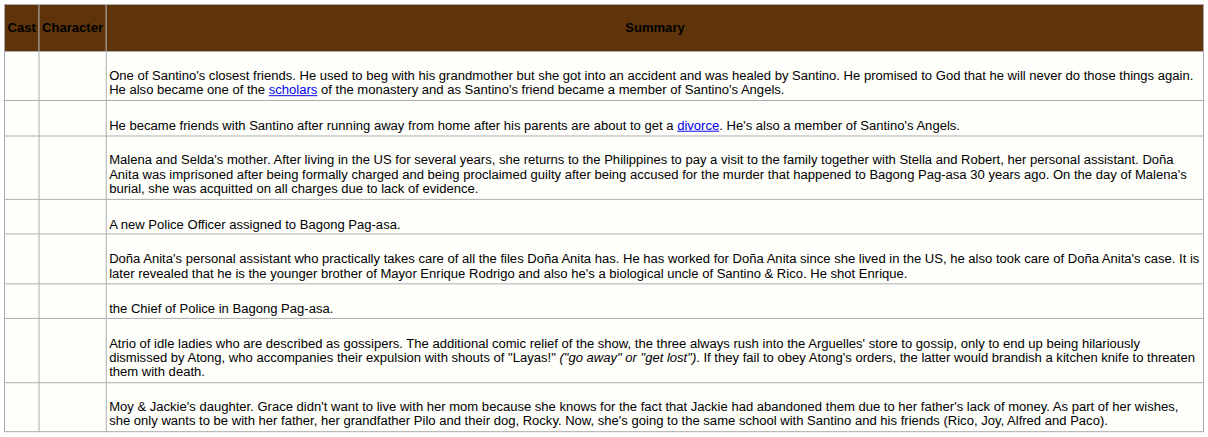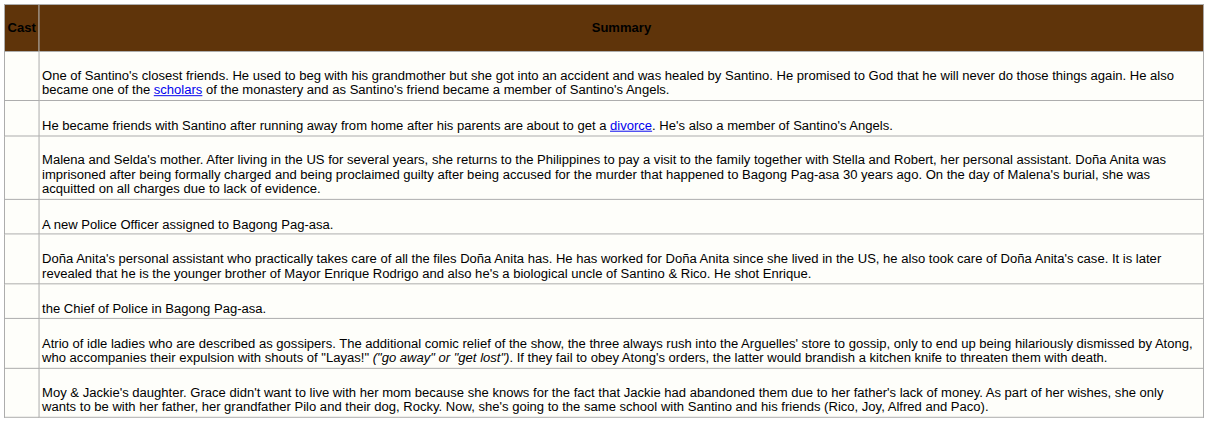- column: (73, 27)
